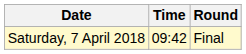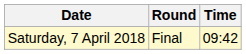columns swapped: (169, 15) <-> (216, 15)
